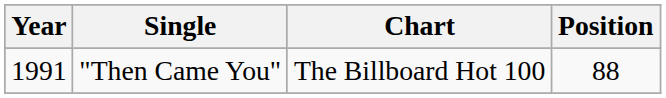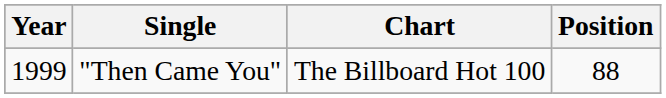(39, 70) 1991 -> (39, 70) 1999
